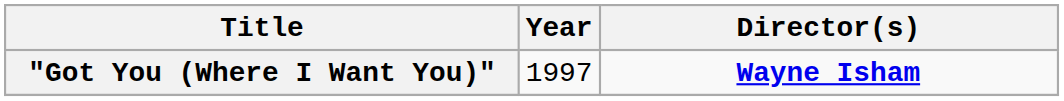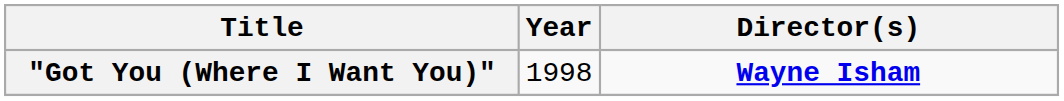(559, 73) 1997 -> (559, 73) 1998
